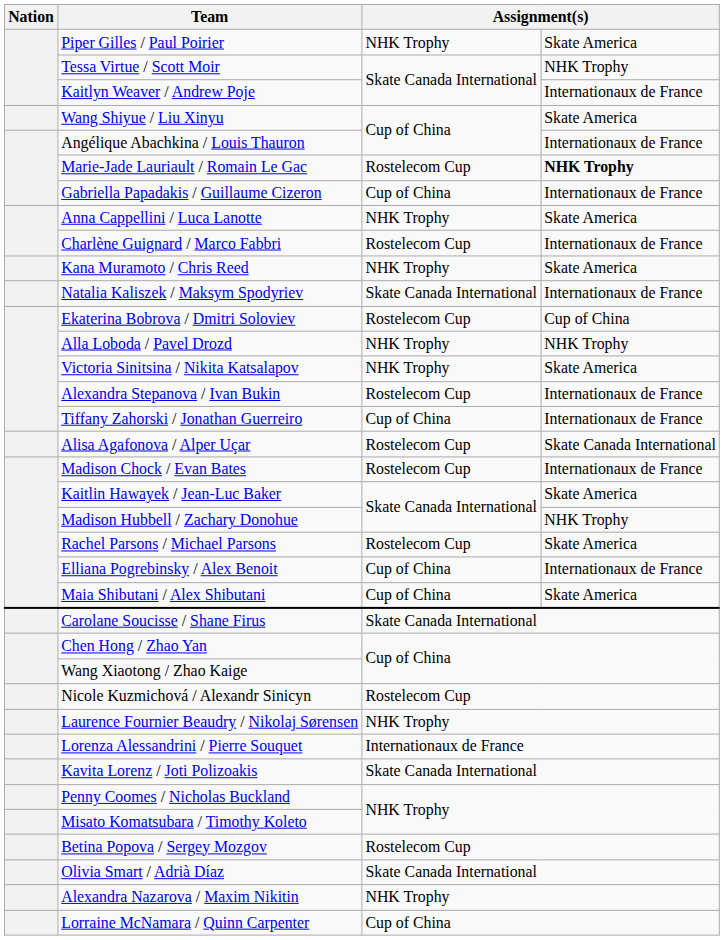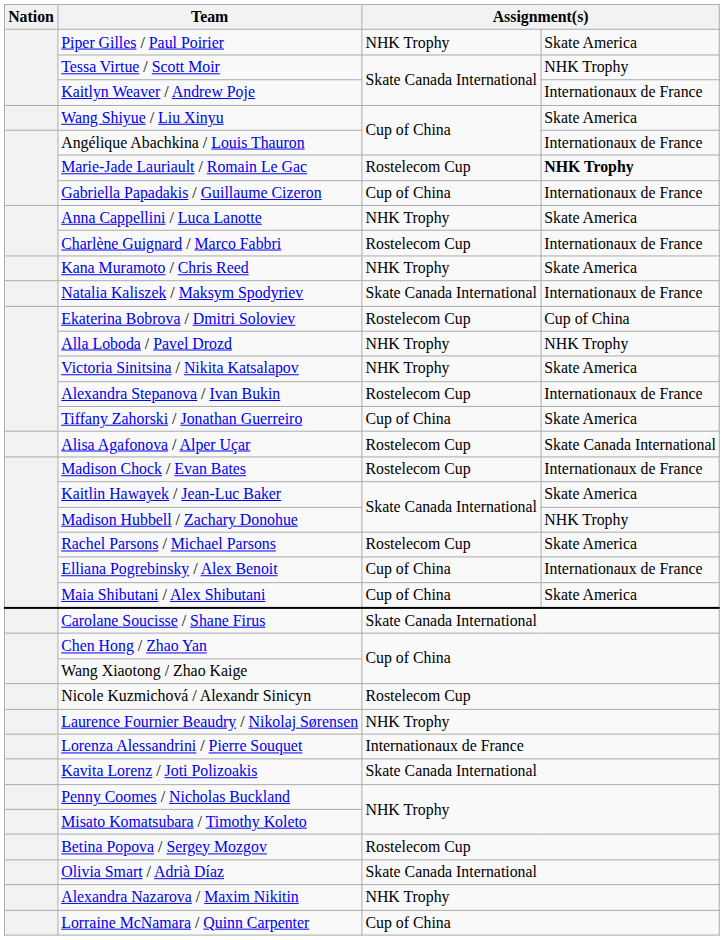(623, 419) Internationaux de France -> (591, 419) Skate America
